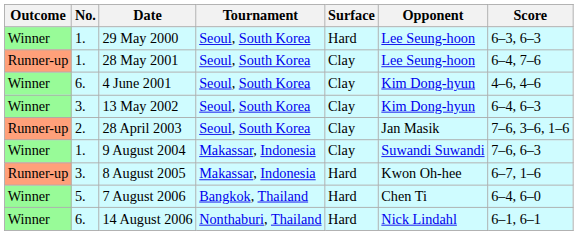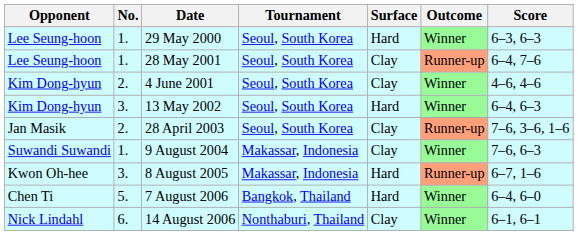columns swapped: (38, 15) <-> (433, 15)
(80, 83) 6. -> (123, 83) 2.
(342, 106) Clay -> (385, 106) Hard
(342, 219) Hard -> (384, 219) Clay
